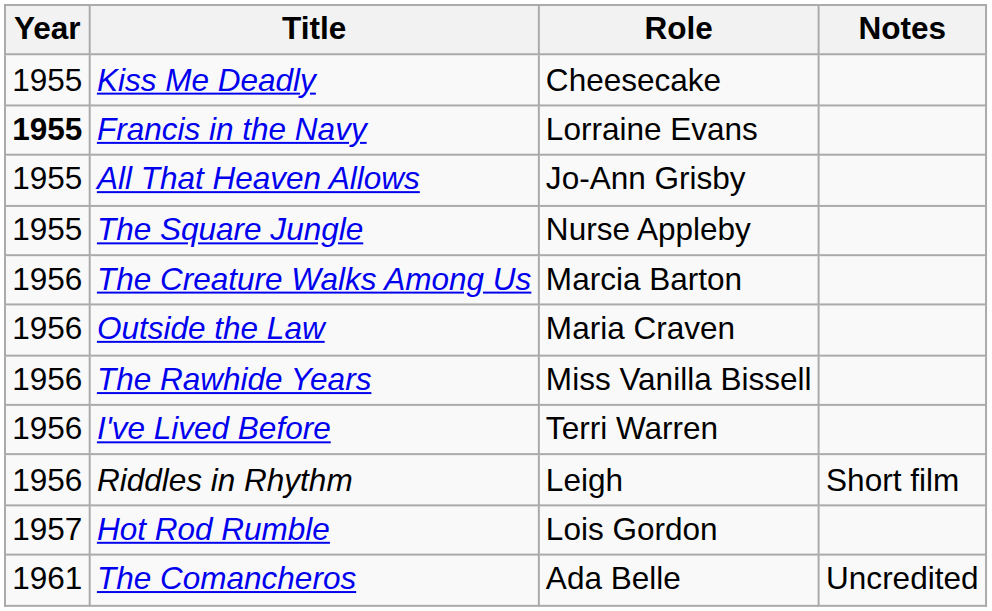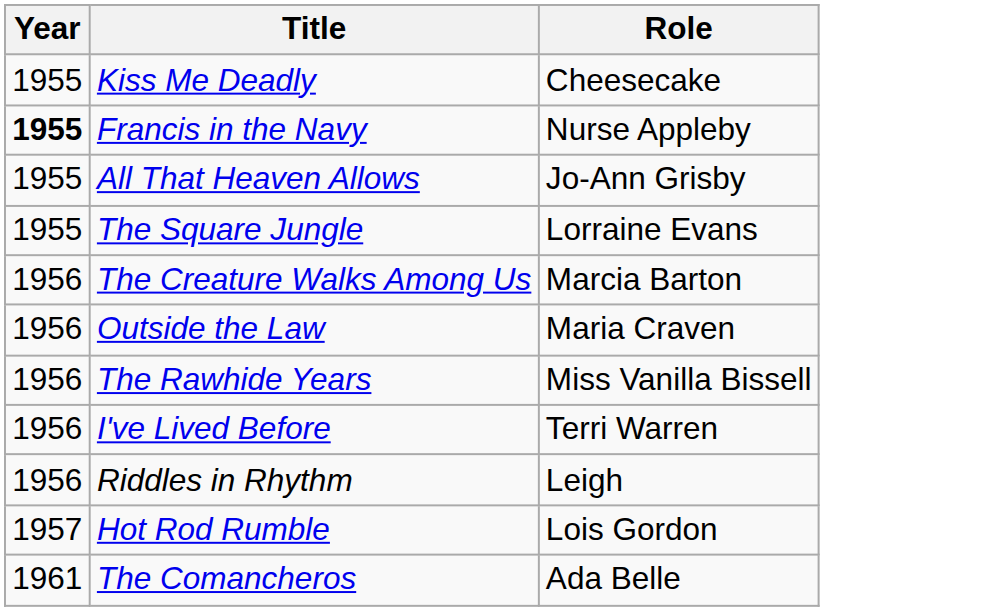- column: (902, 29)
(652, 129) Lorraine Evans -> (648, 129) Nurse Appleby
(648, 229) Nurse Appleby -> (652, 229) Lorraine Evans
